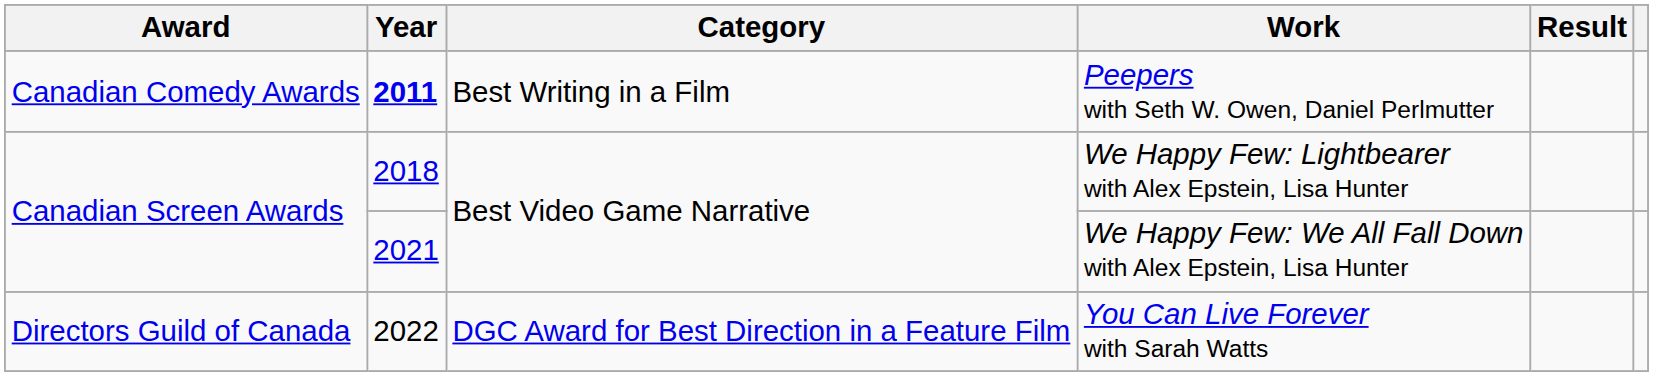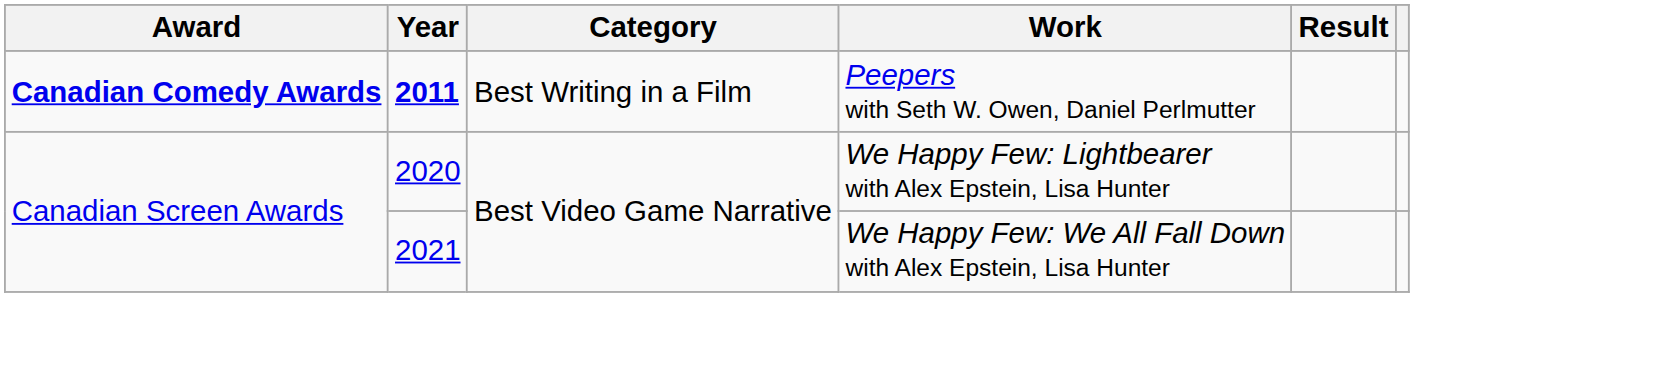(186, 91) normal -> (197, 91) bold
(406, 170) 2018 -> (428, 170) 2020
- row: (1226, 330)
